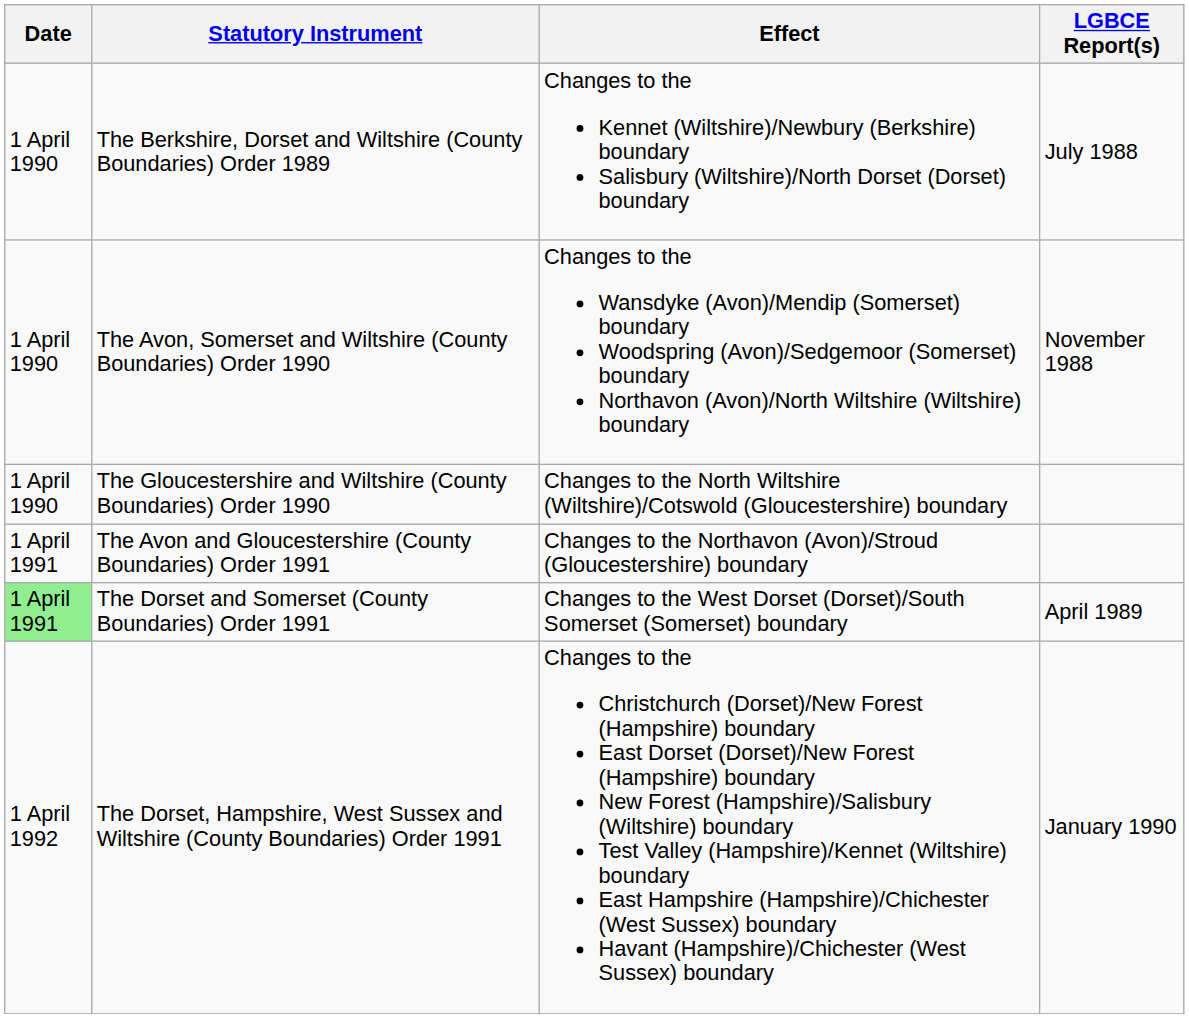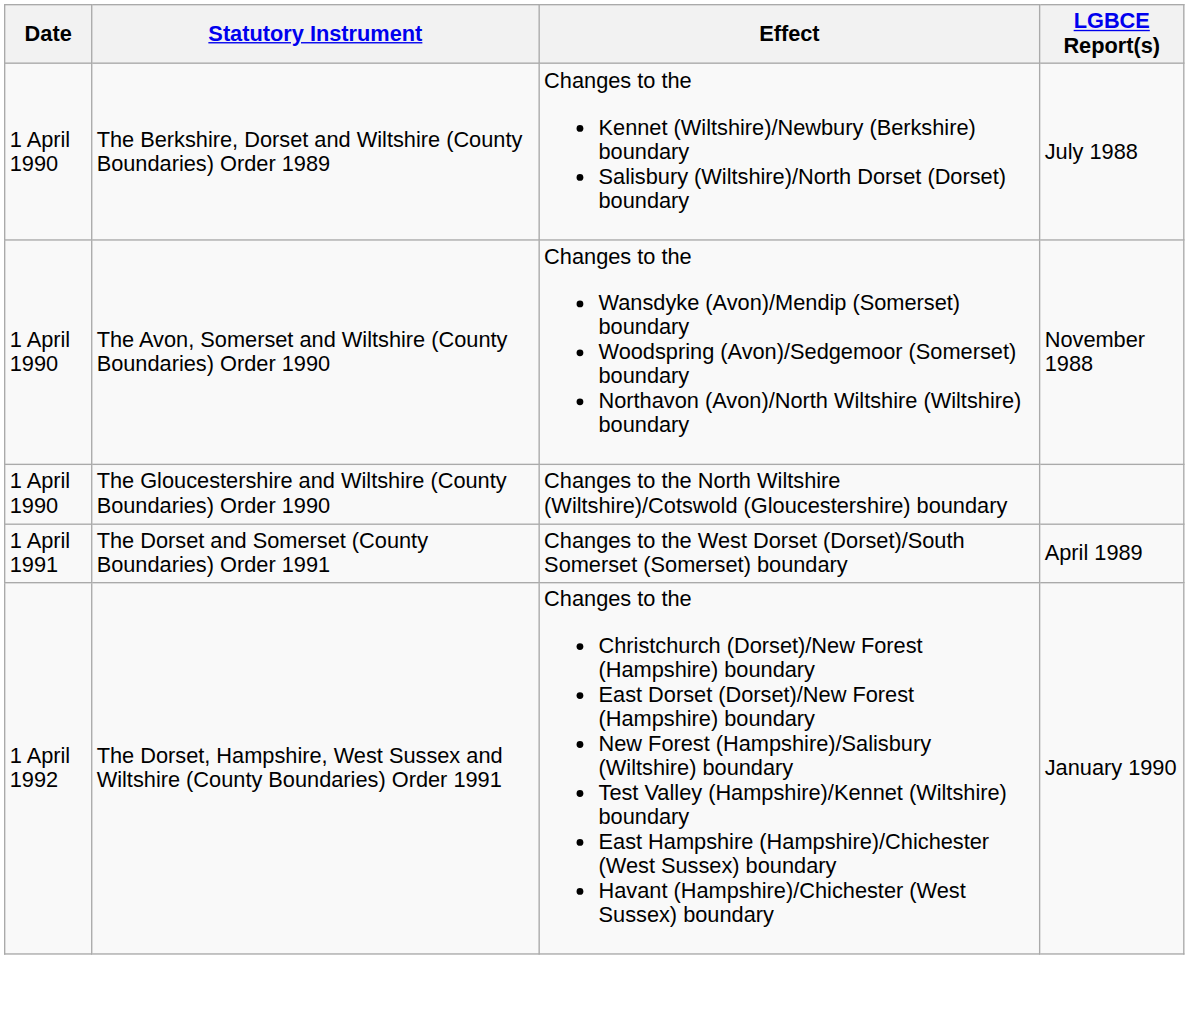- row: (284, 552)
(40, 611) lightgreen background -> (40, 552) no background
